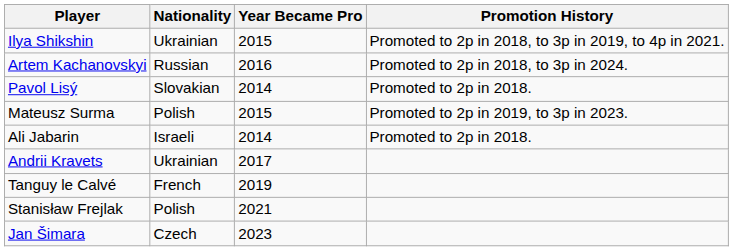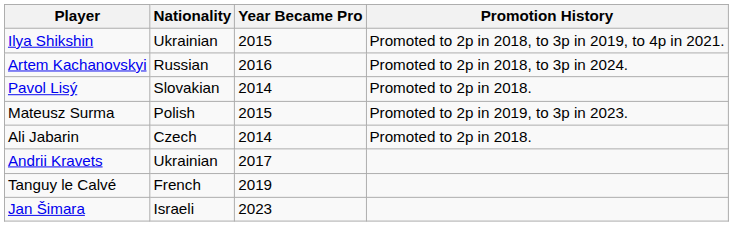(174, 137) Israeli -> (175, 137) Czech
- row: (65, 209)
(175, 233) Czech -> (174, 209) Israeli
